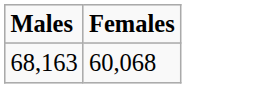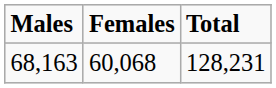+ column: (213, 23)
